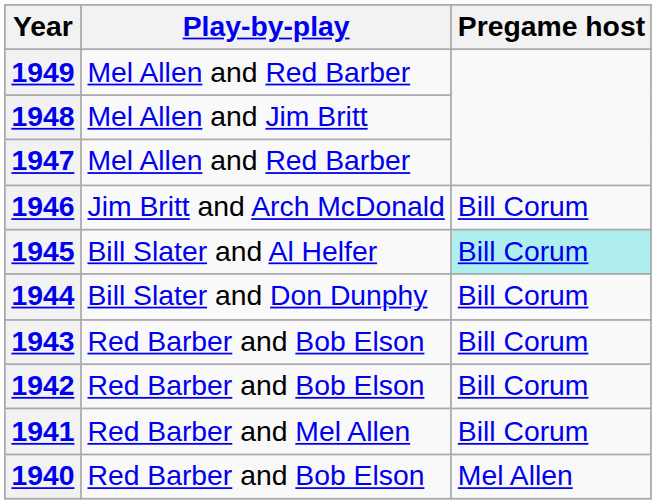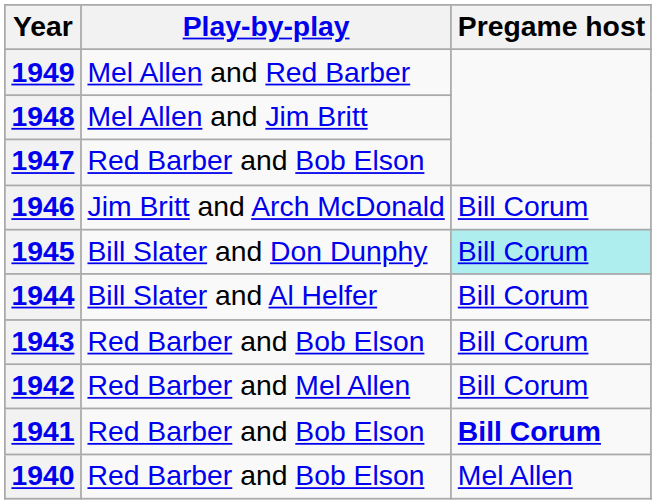(249, 161) Mel Allen and Red Barber -> (256, 161) Red Barber and Bob Elson
(232, 251) Bill Slater and Al Helfer -> (257, 251) Bill Slater and Don Dunphy
(257, 296) Bill Slater and Don Dunphy -> (232, 296) Bill Slater and Al Helfer
(256, 386) Red Barber and Bob Elson -> (249, 386) Red Barber and Mel Allen
(249, 431) Red Barber and Mel Allen -> (256, 431) Red Barber and Bob Elson
(523, 431) normal -> (529, 431) bold
